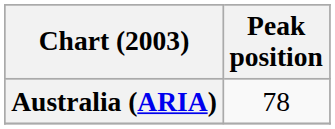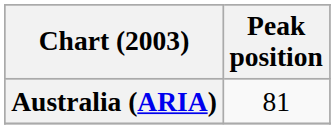(276, 100) 78 -> (276, 100) 81
